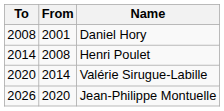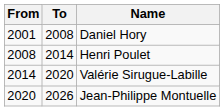columns swapped: (58, 14) <-> (22, 14)
